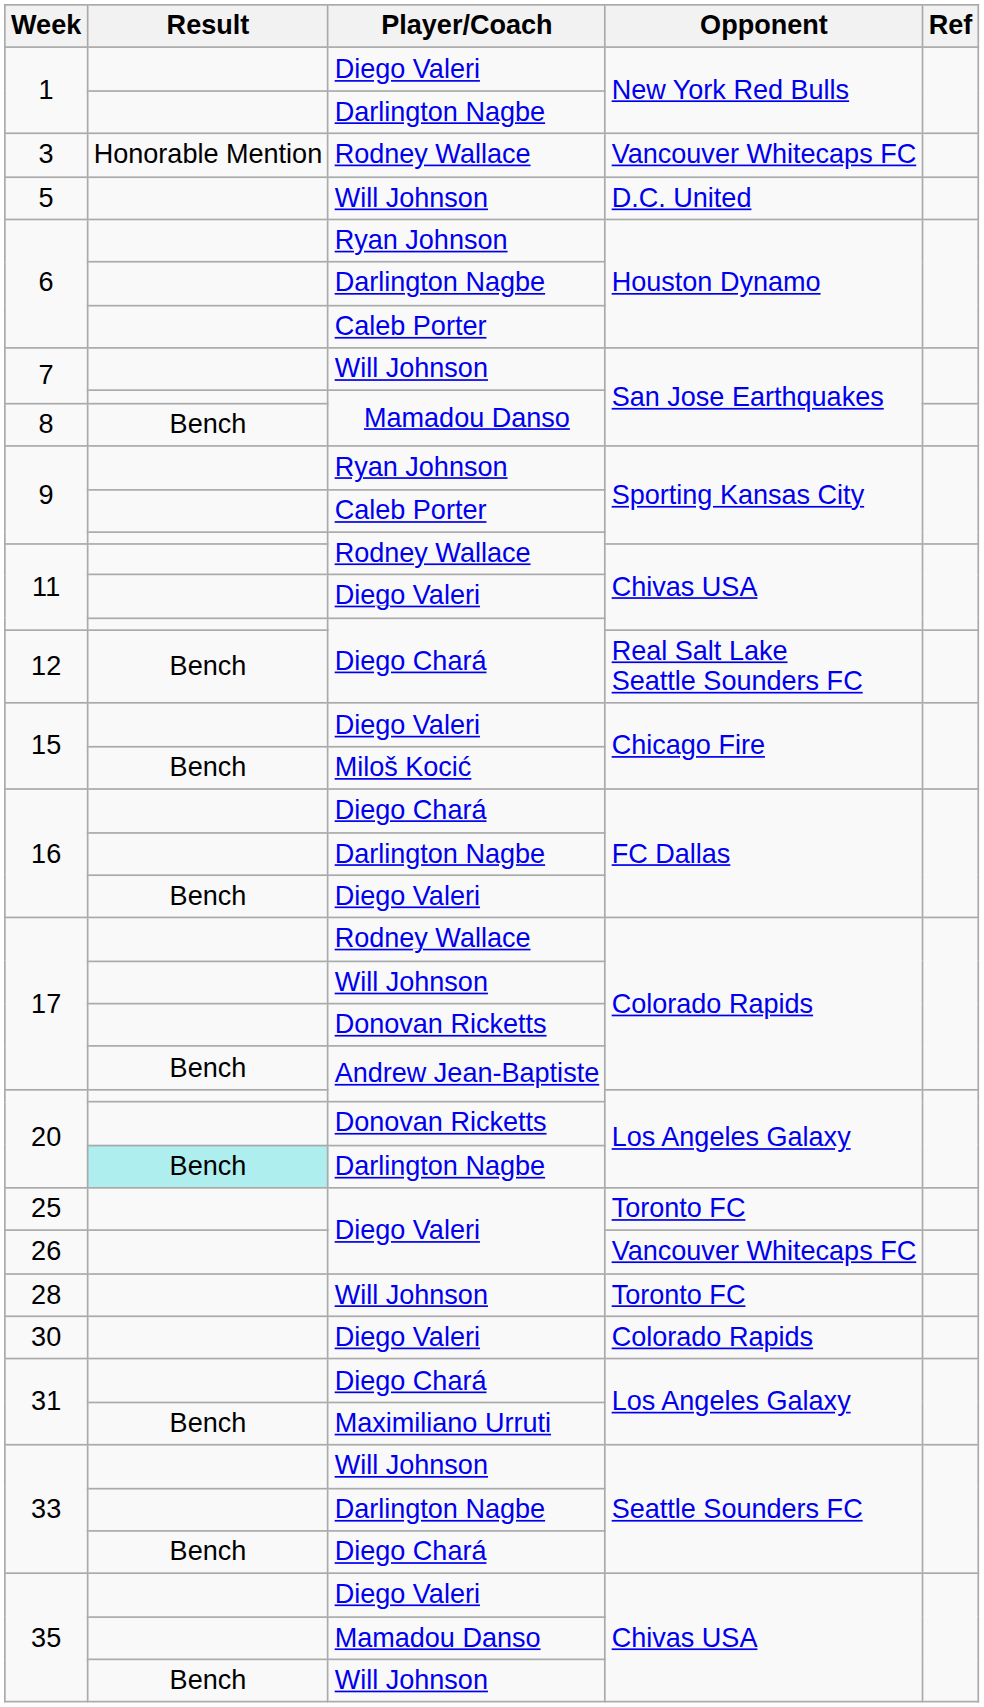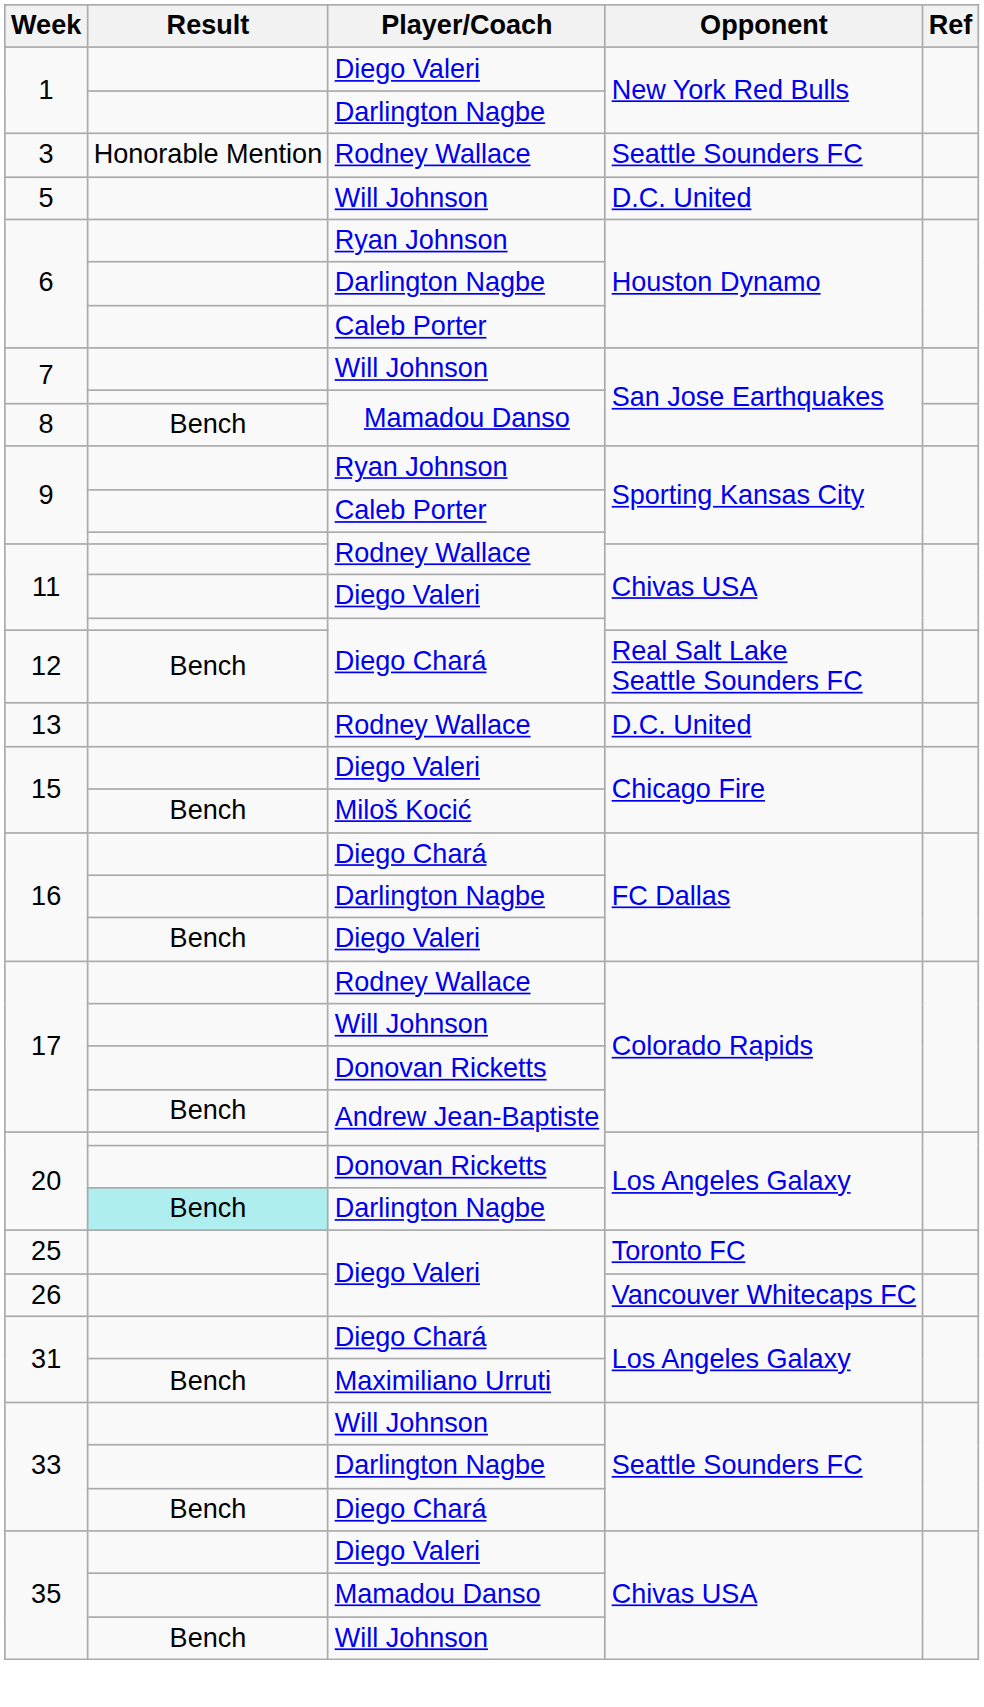(764, 154) Vancouver Whitecaps FC -> (737, 154) Seattle Sounders FC
+ row: (46, 724)
- row: (46, 1294)
- row: (46, 1337)
